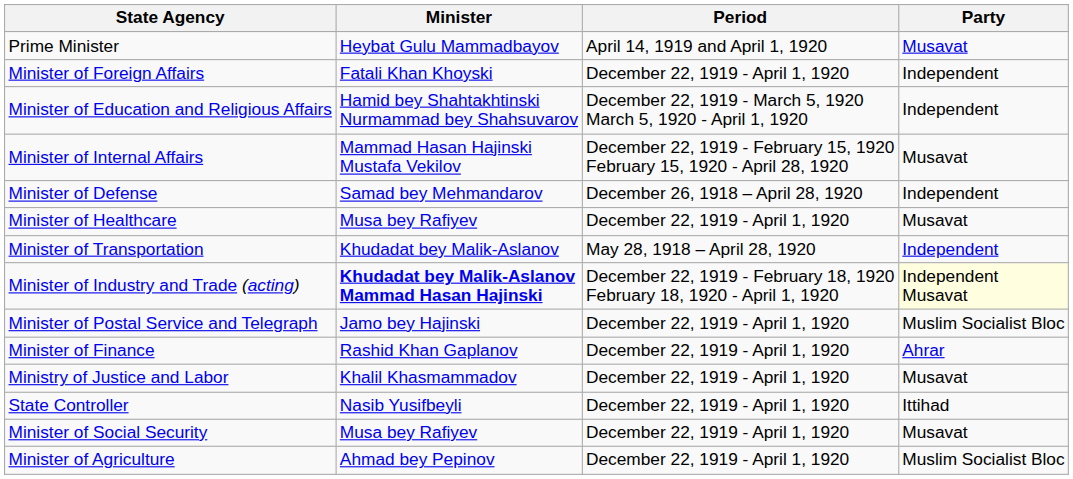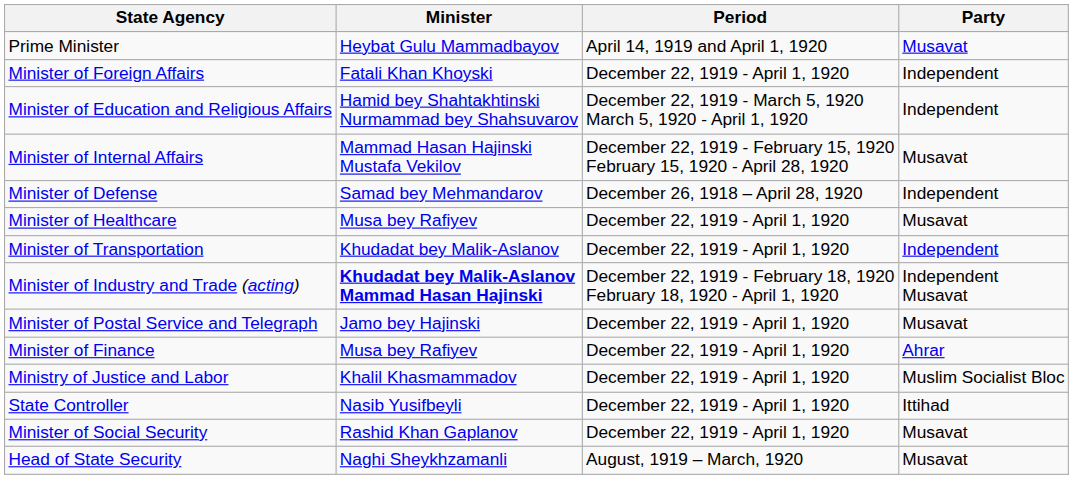(701, 248) May 28, 1918 – April 28, 1920 -> (718, 248) December 22, 1919 - April 1, 1920
(950, 286) lightyellow background -> (950, 286) no background
(983, 323) Muslim Socialist Bloc -> (935, 323) Musavat
(429, 350) Rashid Khan Gaplanov -> (409, 350) Musa bey Rafiyev
(935, 377) Musavat -> (983, 377) Muslim Socialist Bloc
(409, 432) Musa bey Rafiyev -> (429, 432) Rashid Khan Gaplanov
- row: (92, 460)
+ row: (95, 460)
